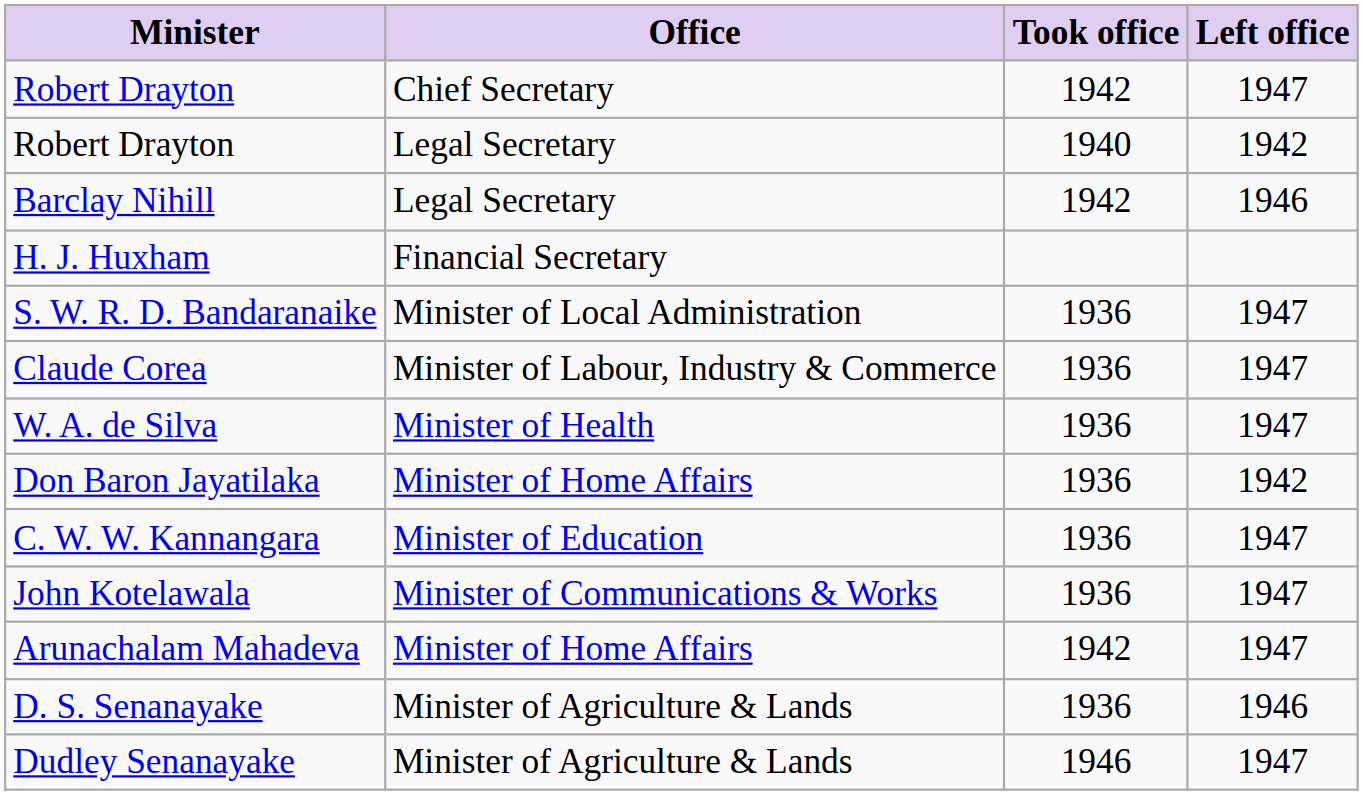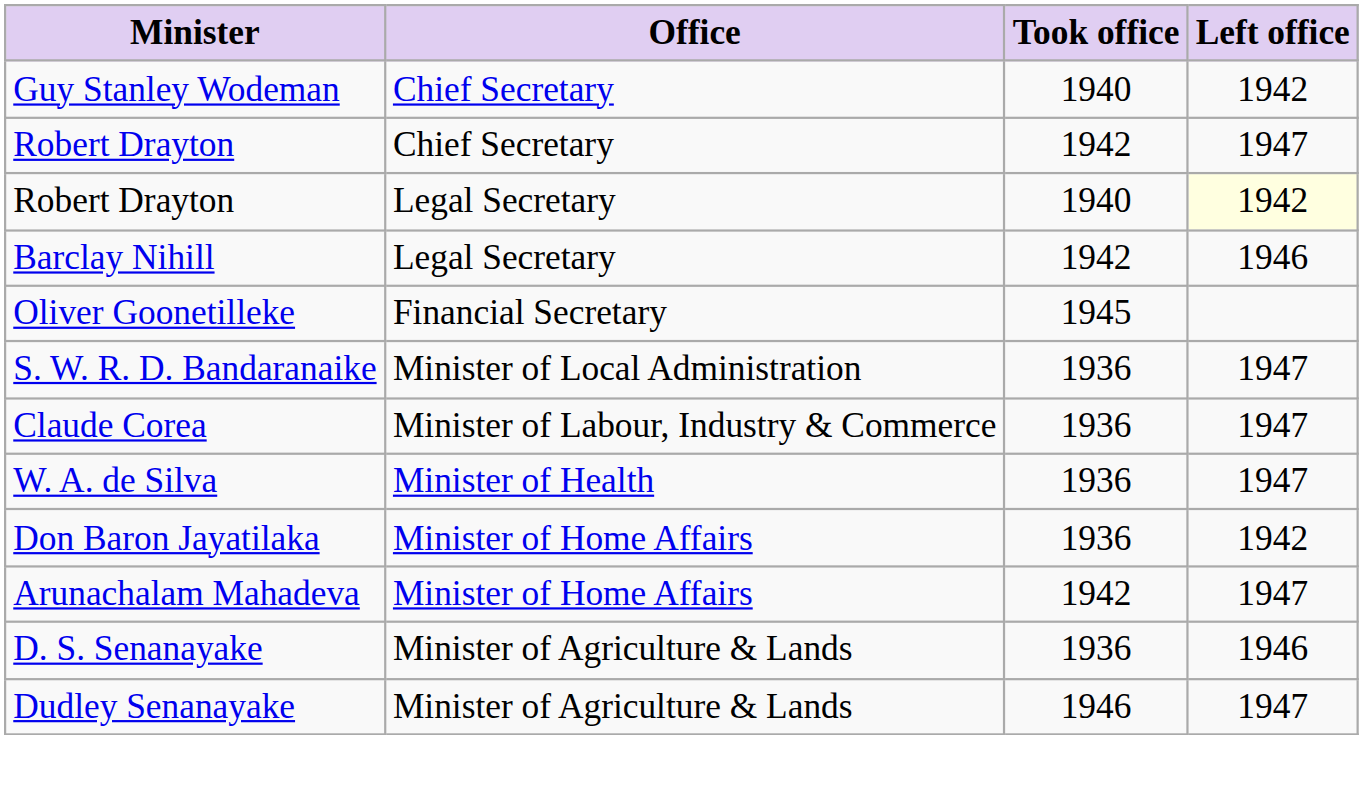+ row: (177, 88)
(1273, 144) no background -> (1273, 200) lightyellow background
- row: (111, 256)
+ row: (154, 312)
- row: (166, 537)
- row: (132, 593)
